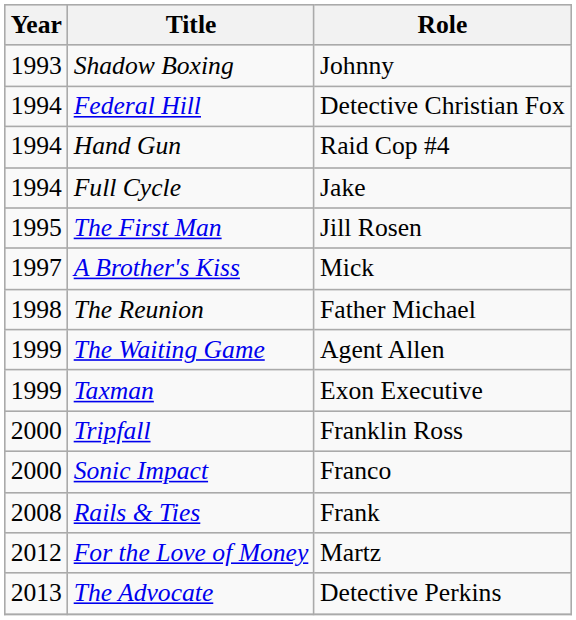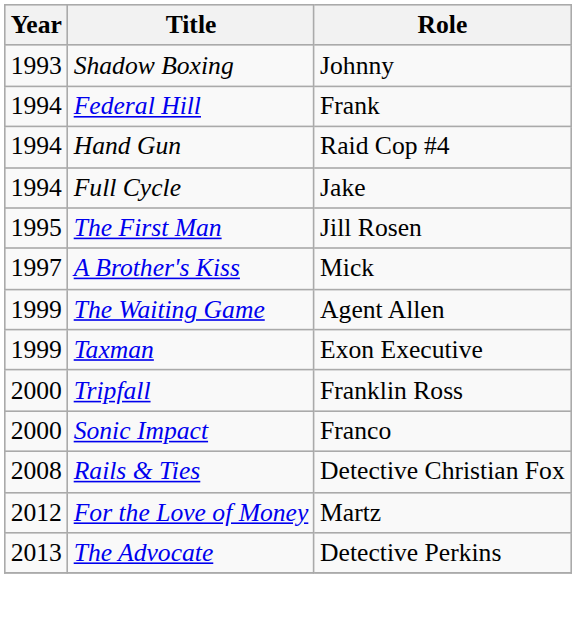(442, 106) Detective Christian Fox -> (350, 106) Frank
- row: (139, 308)
(350, 512) Frank -> (442, 471) Detective Christian Fox
